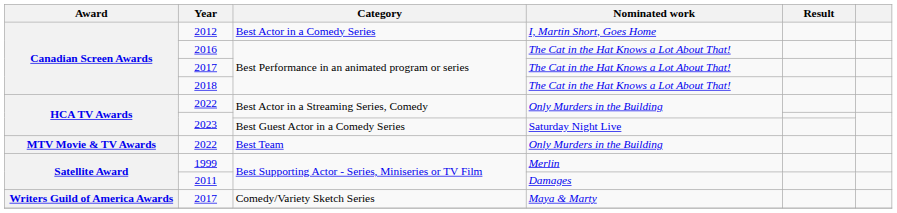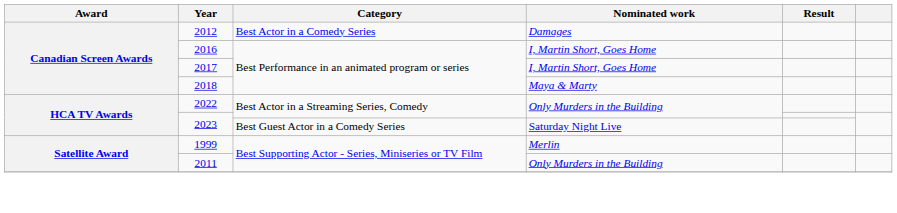(592, 31) I, Martin Short, Goes Home -> (550, 31) Damages
(630, 49) The Cat in the Hat Knows a Lot About That! -> (592, 49) I, Martin Short, Goes Home
(630, 67) The Cat in the Hat Knows a Lot About That! -> (592, 67) I, Martin Short, Goes Home
(630, 85) The Cat in the Hat Knows a Lot About That! -> (563, 85) Maya & Marty
- row: (206, 144)
(550, 180) Damages -> (596, 162) Only Murders in the Building
- row: (206, 198)
